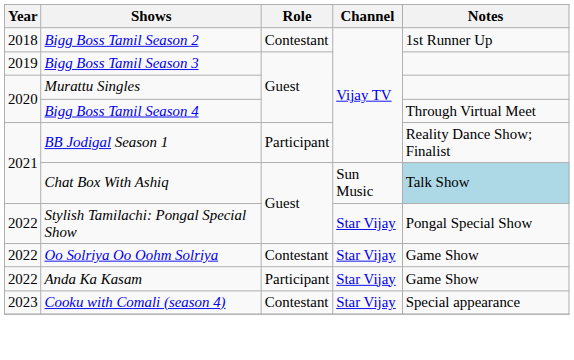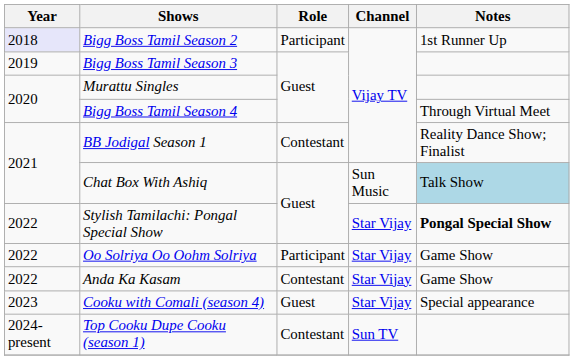(23, 39) no background -> (23, 39) lavender background
(297, 39) Contestant -> (313, 39) Participant
(297, 142) Participant -> (312, 142) Contestant
(469, 223) normal -> (486, 223) bold
(297, 255) Contestant -> (313, 255) Participant
(297, 278) Participant -> (312, 278) Contestant
(297, 302) Contestant -> (298, 302) Guest
+ row: (154, 334)
